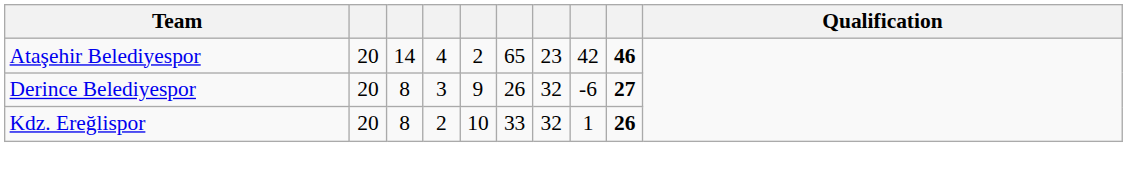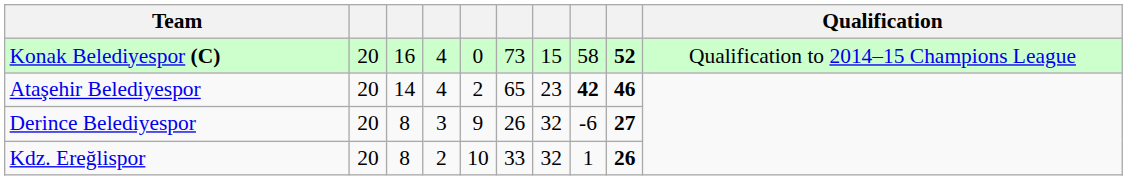+ row: (115, 55)
(588, 55) normal -> (588, 89) bold
